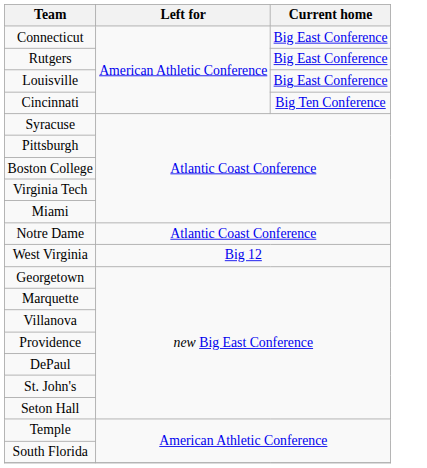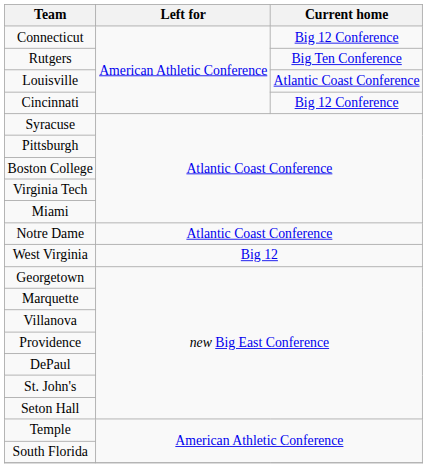(331, 37) Big East Conference -> (347, 37) Big 12 Conference
(331, 59) Big East Conference -> (347, 59) Big Ten Conference
(331, 80) Big East Conference -> (347, 80) Atlantic Coast Conference
(331, 102) Big Ten Conference -> (347, 102) Big 12 Conference
